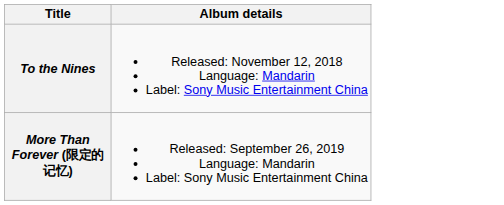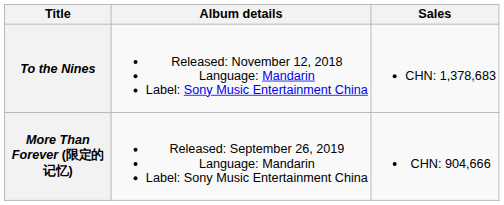+ column: (435, 14)
